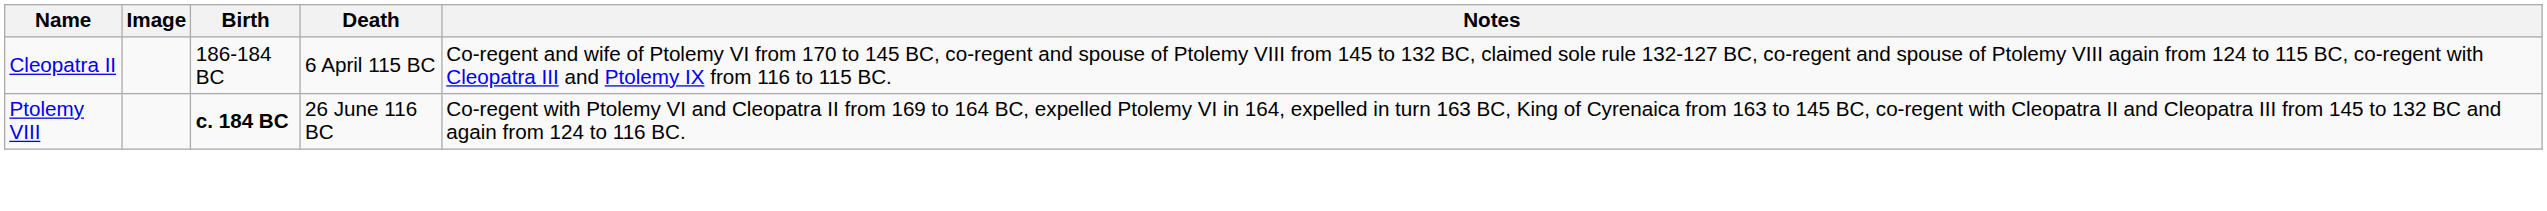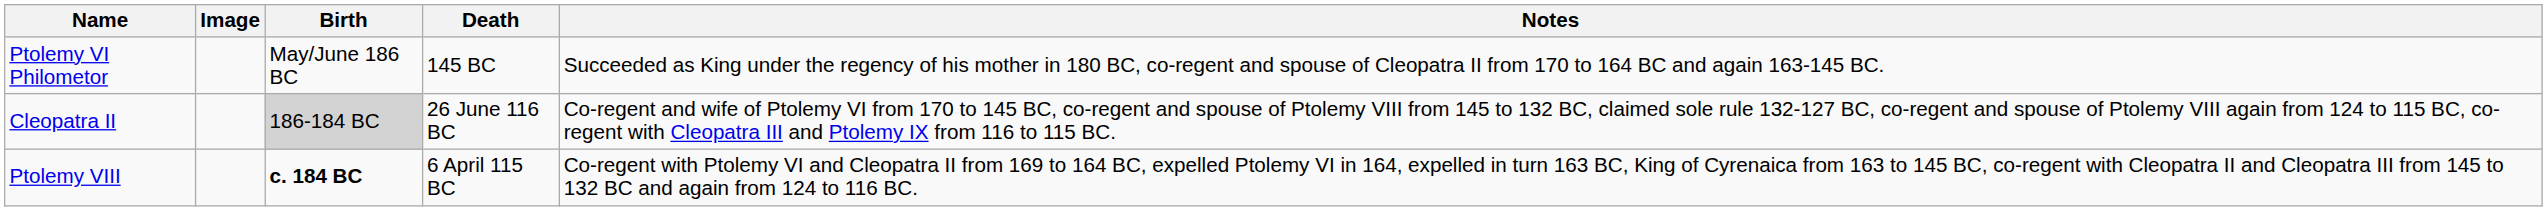+ row: (59, 65)
(234, 65) no background -> (325, 121) lightgrey background
(370, 65) 6 April 115 BC -> (483, 121) 26 June 116 BC
(361, 121) 26 June 116 BC -> (475, 177) 6 April 115 BC
